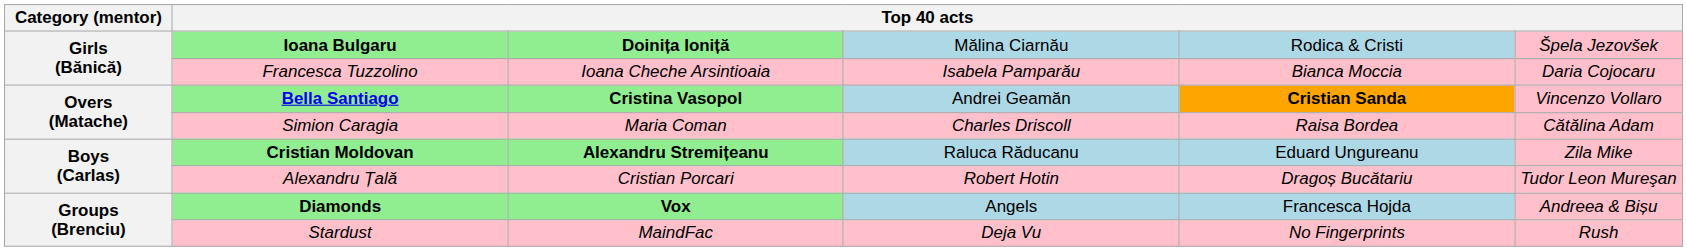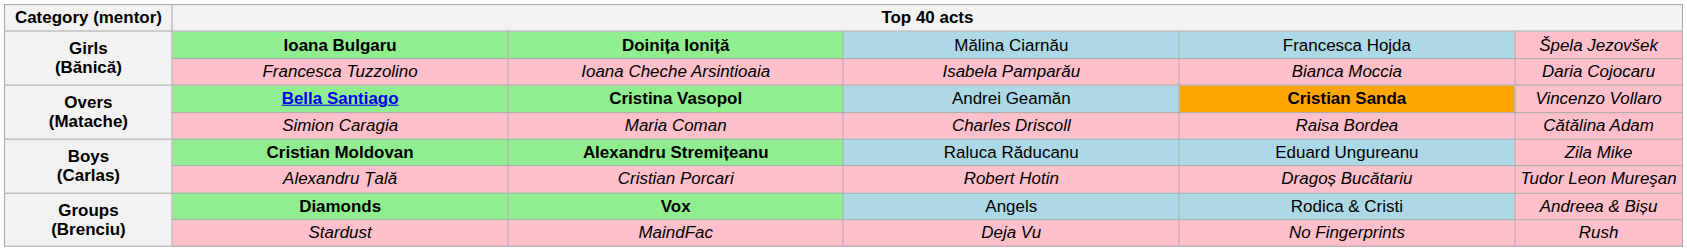(1347, 44) Rodica & Cristi -> (1347, 44) Francesca Hojda
(1347, 206) Francesca Hojda -> (1347, 206) Rodica & Cristi
